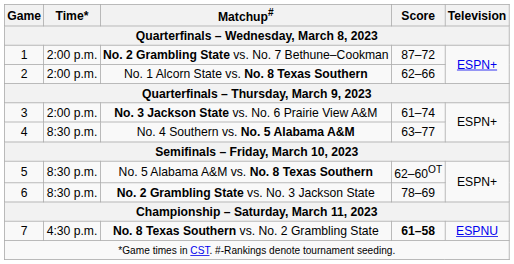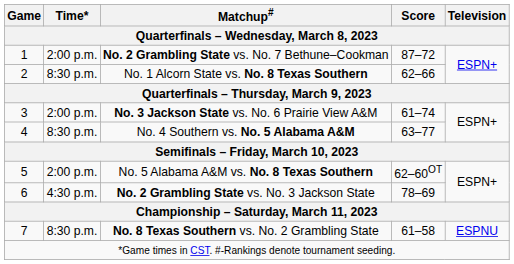(72, 74) 2:00 p.m. -> (72, 74) 8:30 p.m.
(72, 172) 8:30 p.m. -> (72, 172) 2:00 p.m.
(72, 192) 8:30 p.m. -> (72, 192) 4:30 p.m.
(72, 231) 4:30 p.m. -> (72, 231) 8:30 p.m.
(418, 231) bold -> (418, 231) normal
